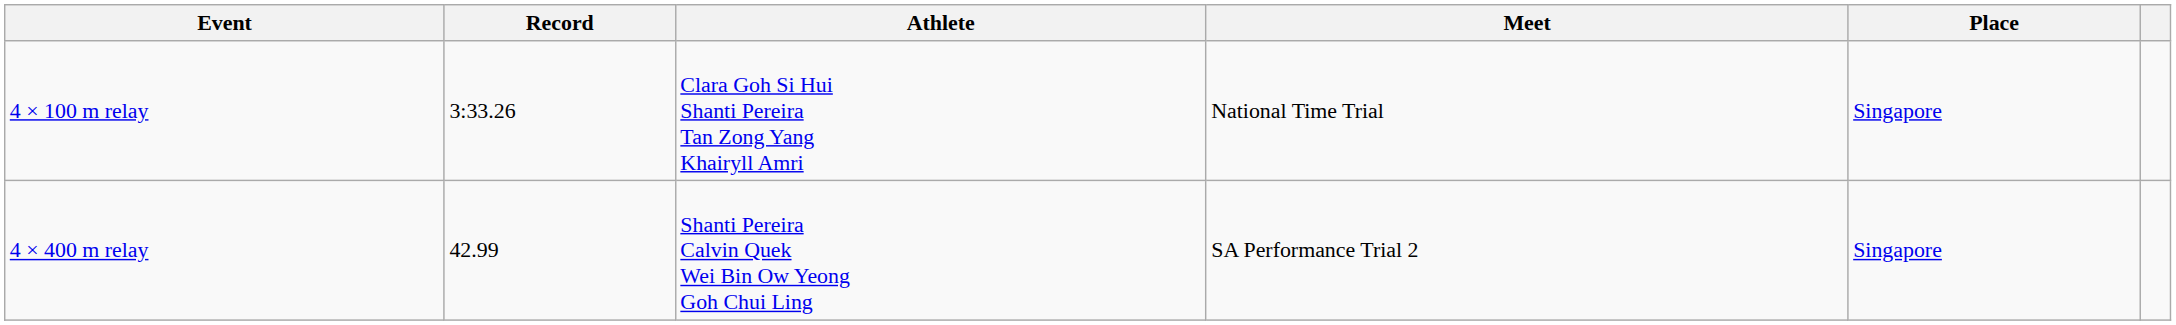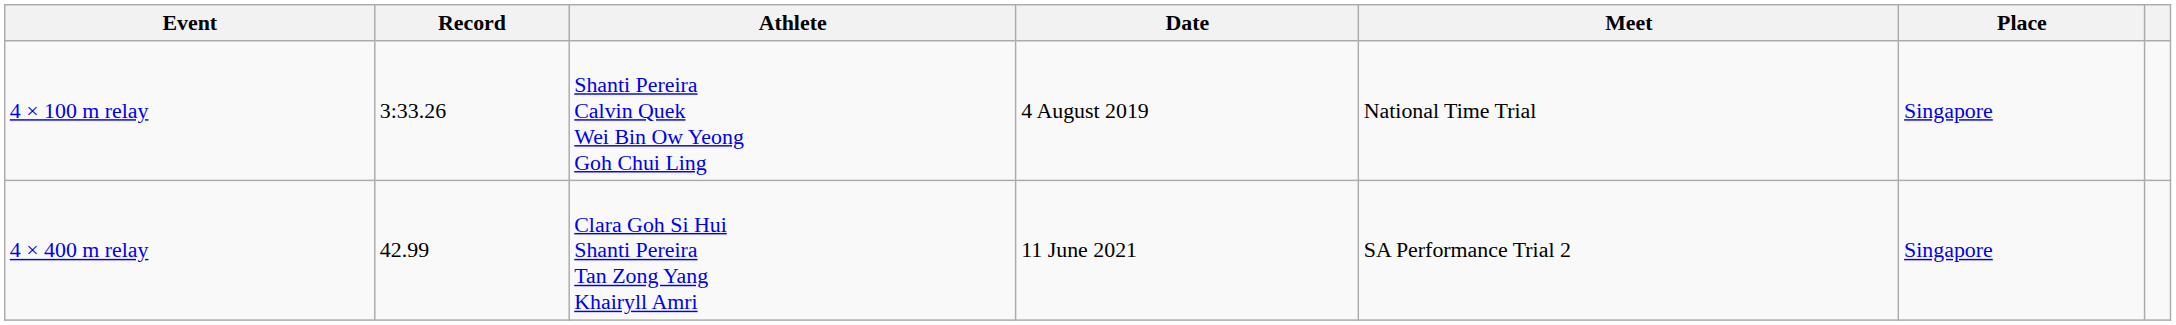+ column: (1187, 22)
(757, 123) Clara Goh Si Hui Shanti Pereira Tan Zong Yang Khairyll Amri -> (659, 123) Shanti Pereira Calvin Quek Wei Bin Ow Yeong Goh Chui Ling
(765, 263) Shanti Pereira Calvin Quek Wei Bin Ow Yeong Goh Chui Ling -> (651, 263) Clara Goh Si Hui Shanti Pereira Tan Zong Yang Khairyll Amri
